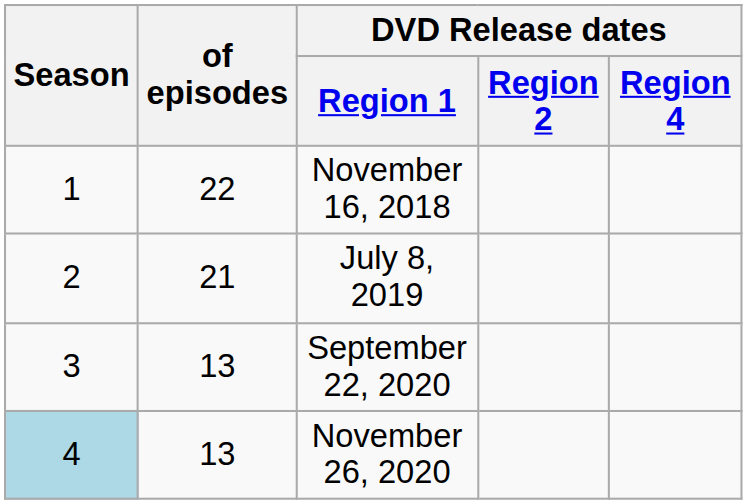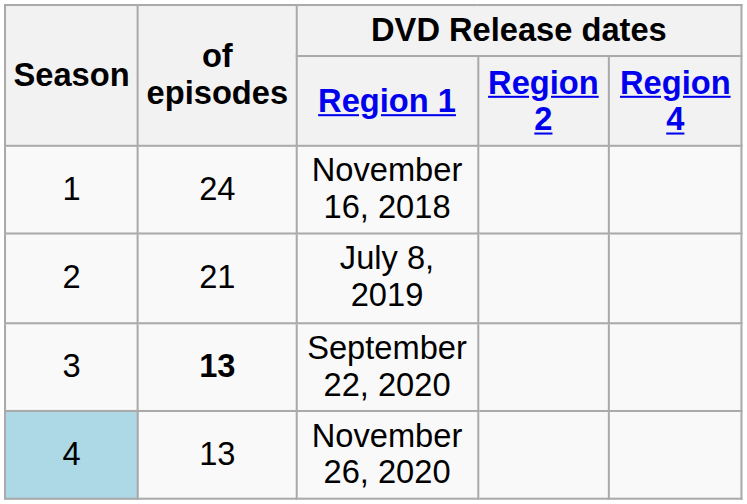(217, 188) 22 -> (217, 188) 24
(217, 365) normal -> (217, 365) bold
